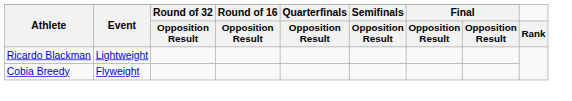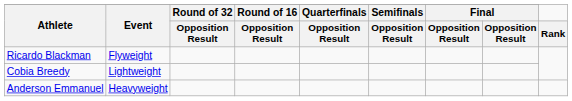(122, 56) Lightweight -> (130, 56) Flyweight
(118, 72) Flyweight -> (135, 72) Lightweight
+ row: (55, 88)
